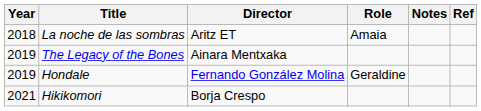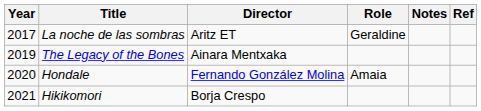(22, 34) 2018 -> (22, 34) 2017
(368, 34) Amaia -> (378, 34) Geraldine
(22, 75) 2019 -> (22, 75) 2020
(378, 75) Geraldine -> (368, 75) Amaia
